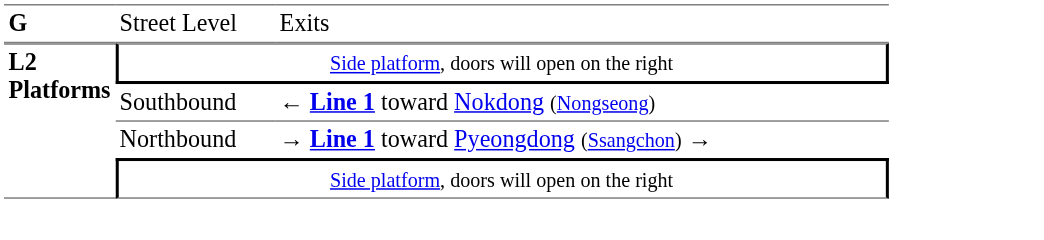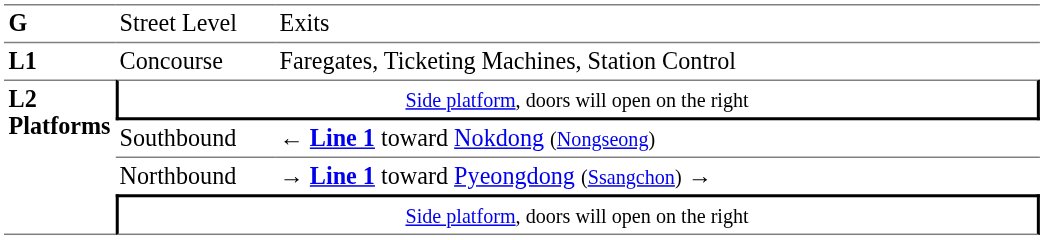+ row: (171, 61)
